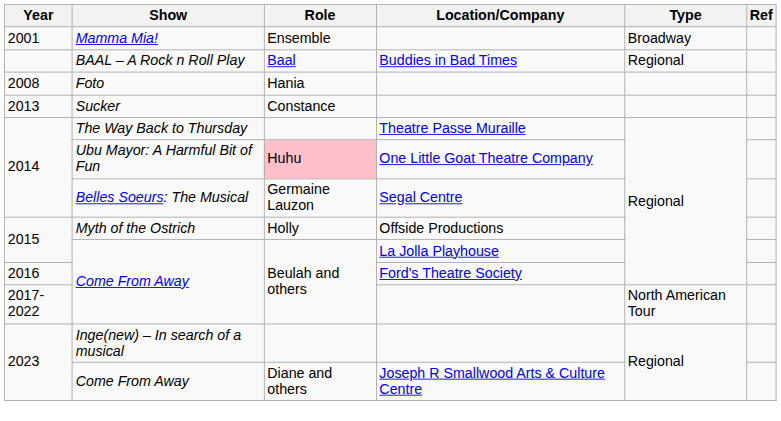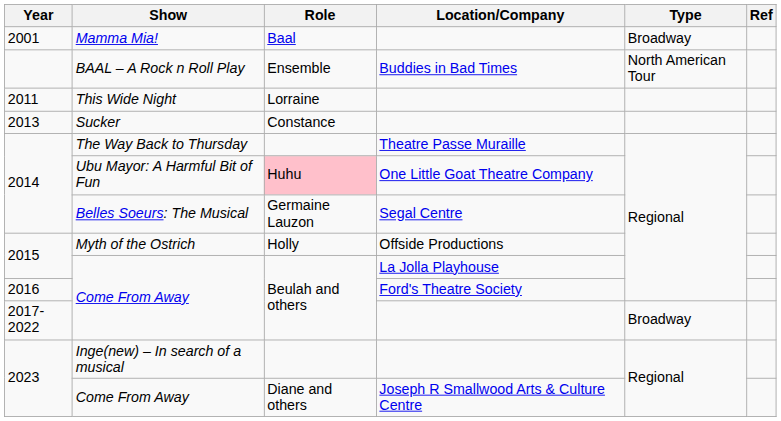(299, 38) Ensemble -> (282, 38) Baal
(282, 60) Baal -> (299, 68) Ensemble
(656, 60) Regional -> (677, 68) North American Tour
- row: (24, 83)
+ row: (23, 99)
(677, 304) North American Tour -> (659, 320) Broadway
